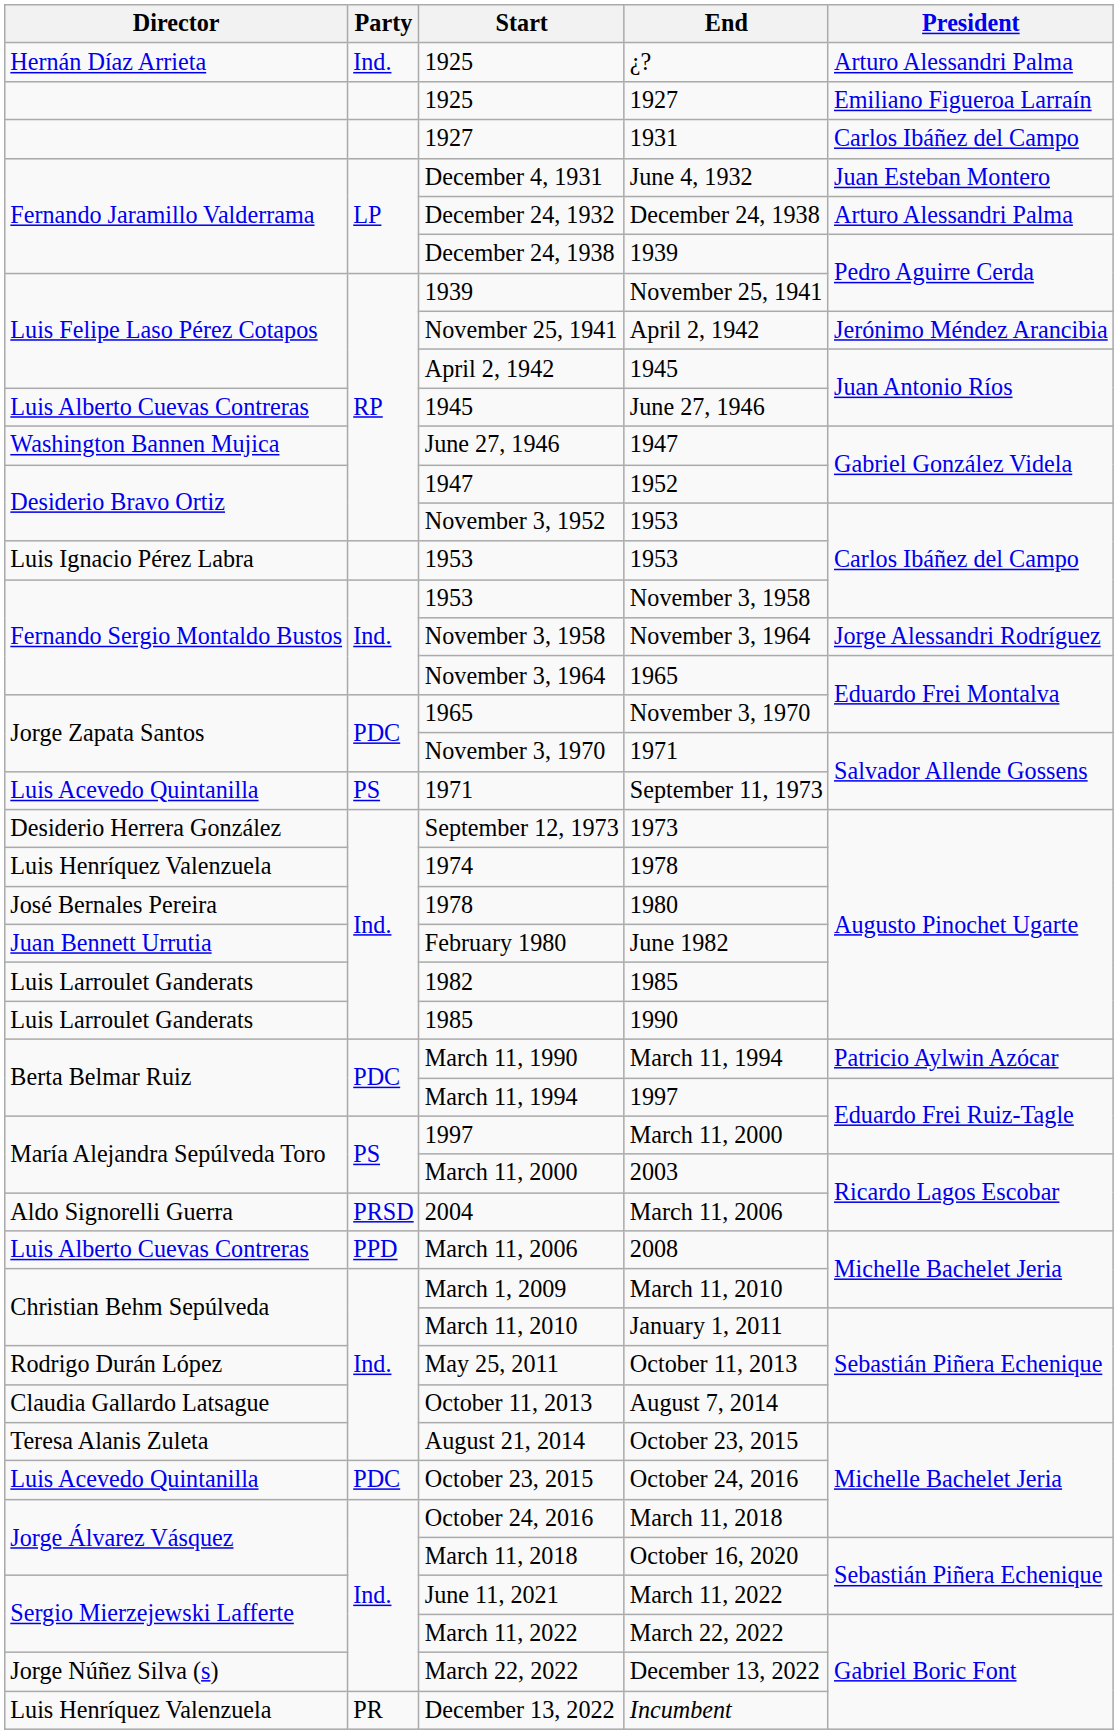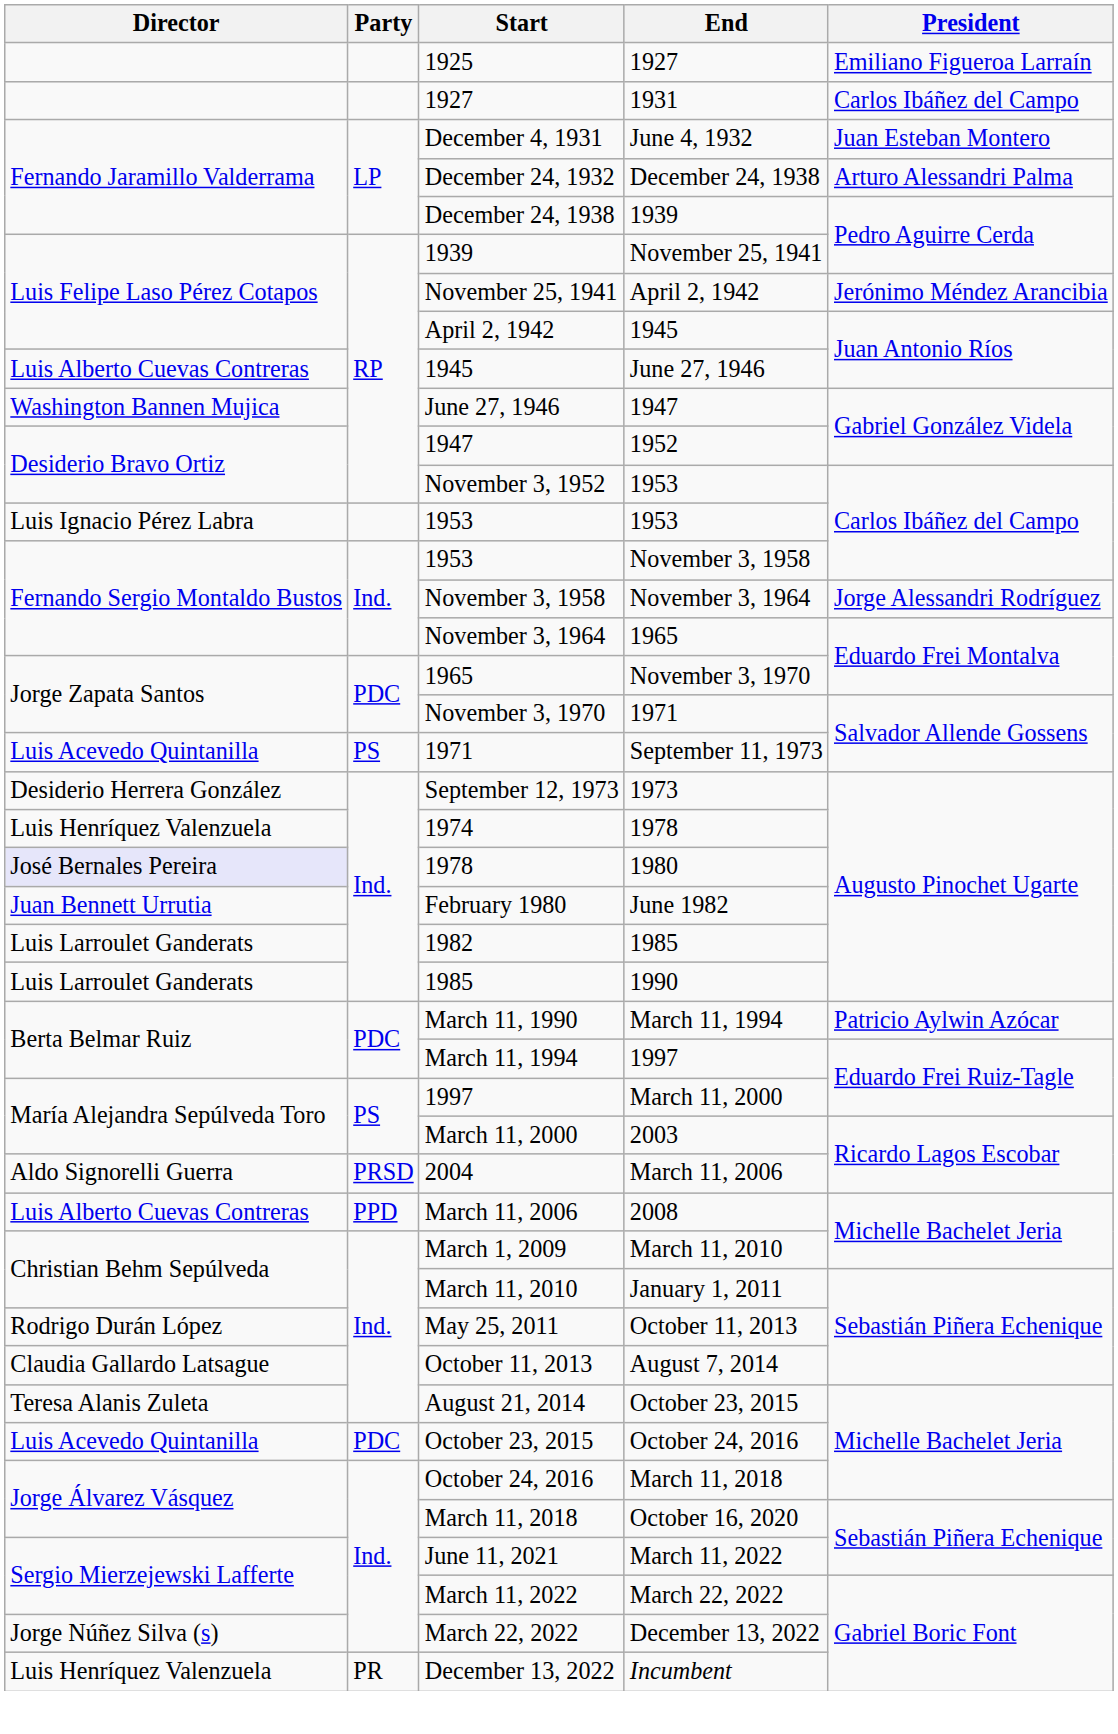- row: (449, 61)
(114, 904) no background -> (114, 866) lavender background
